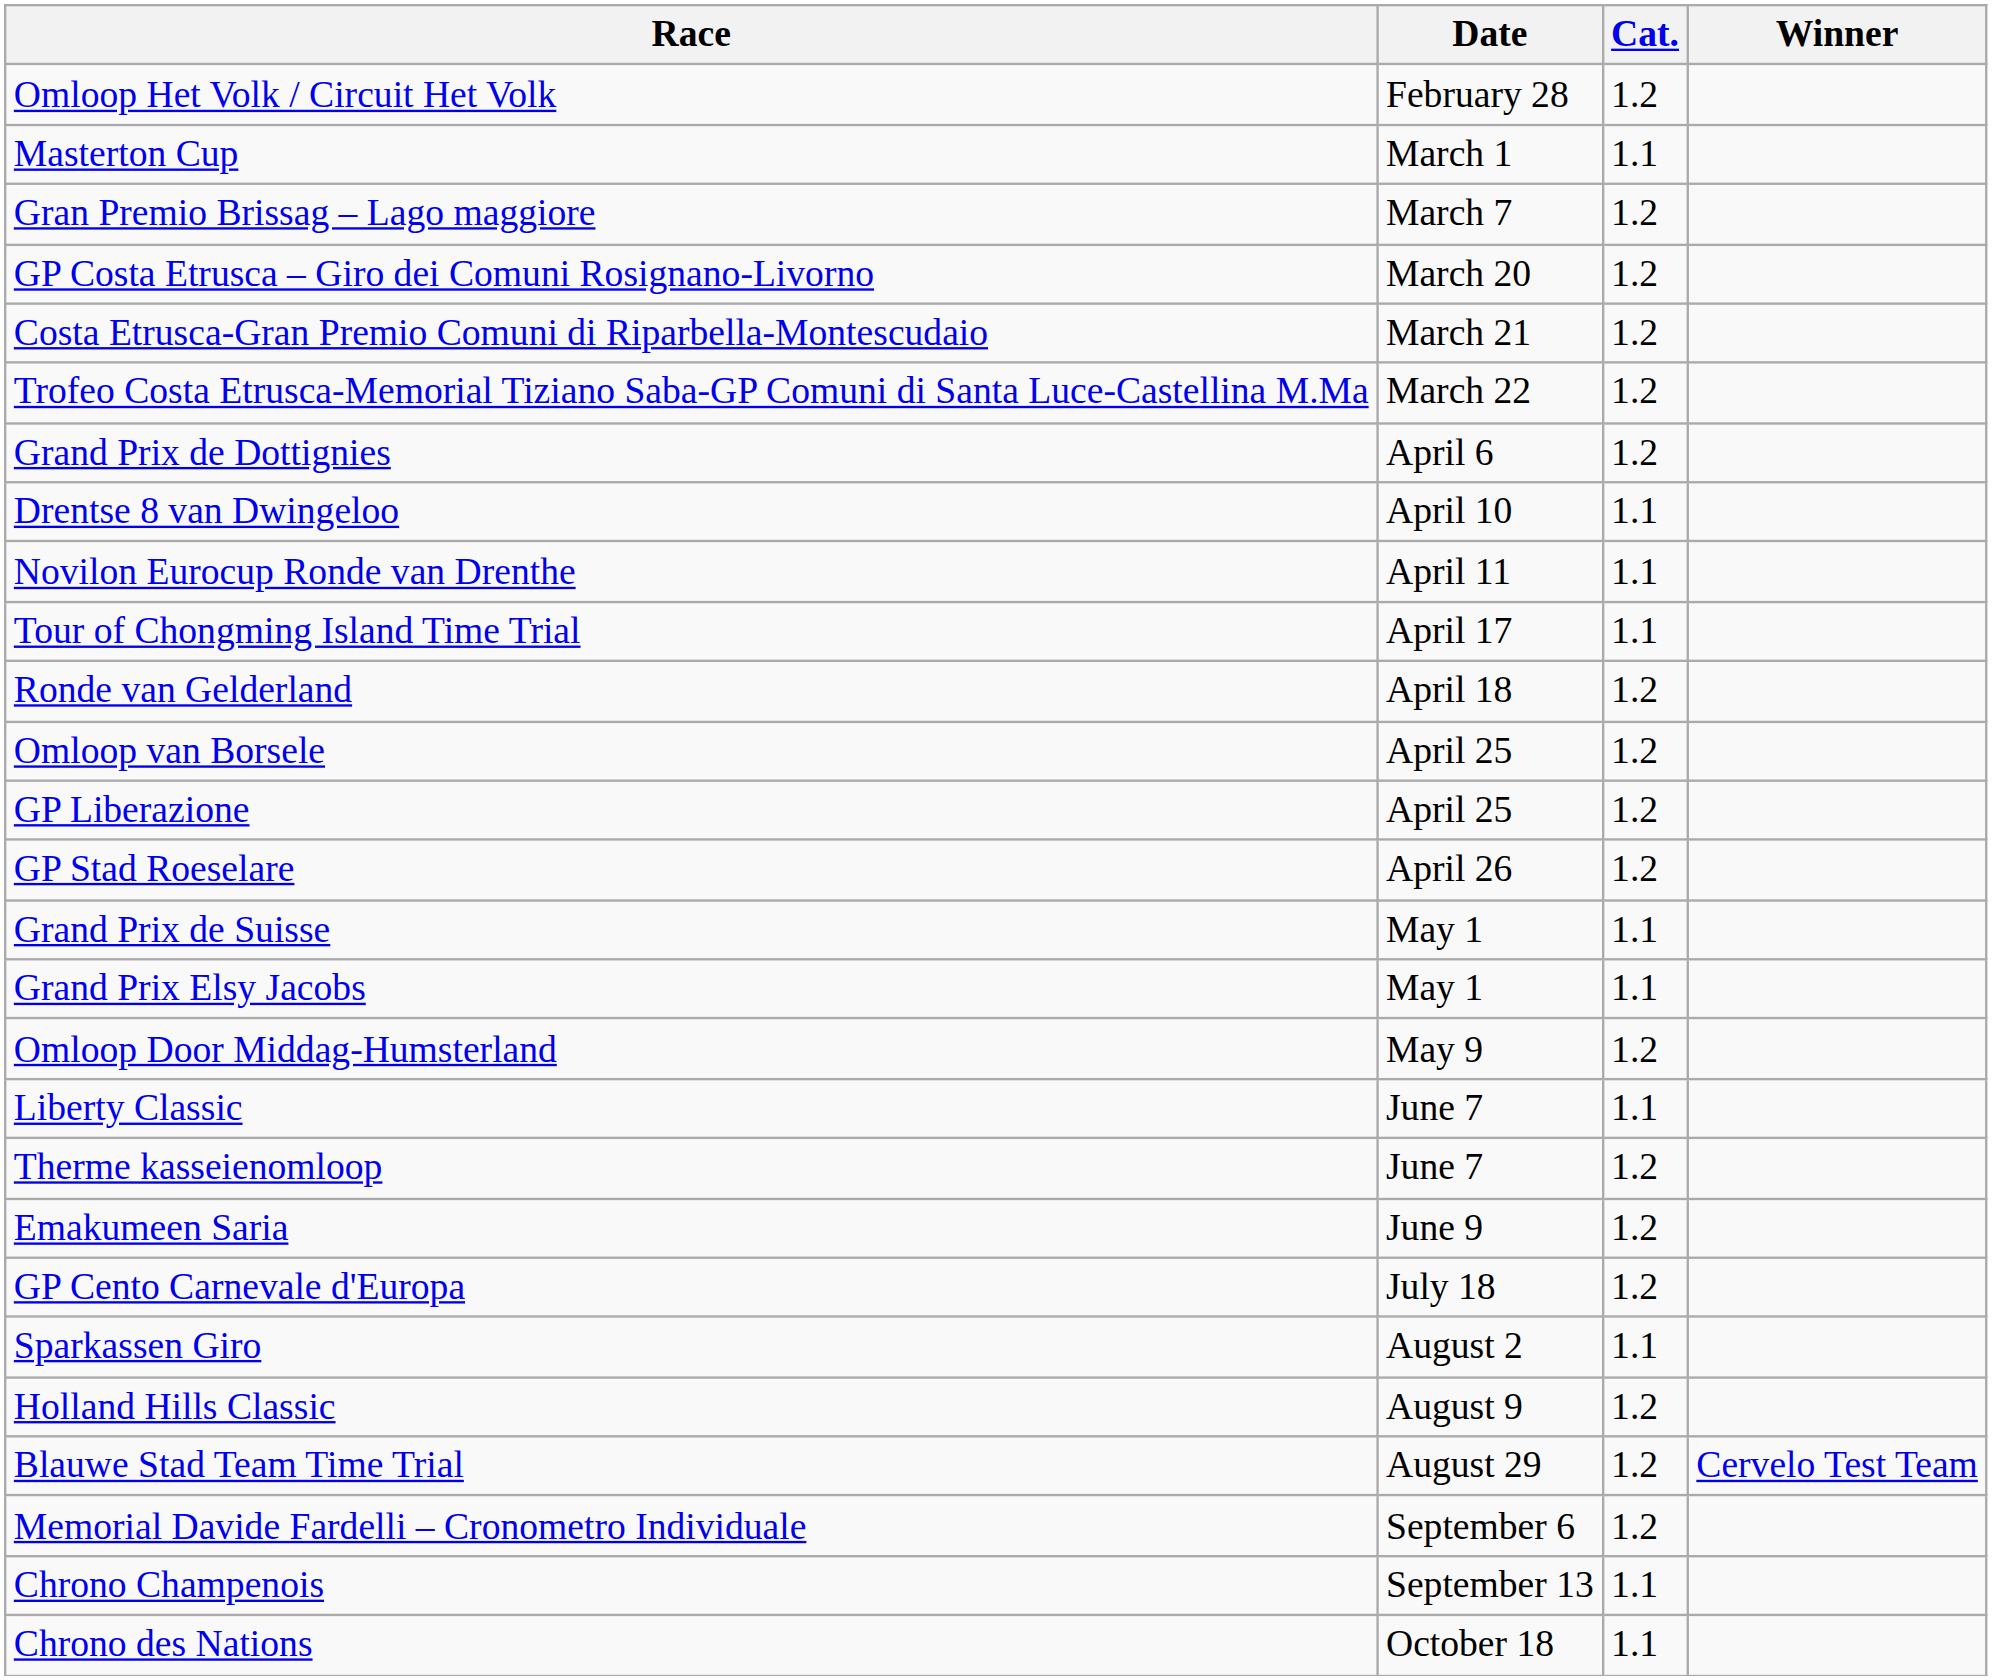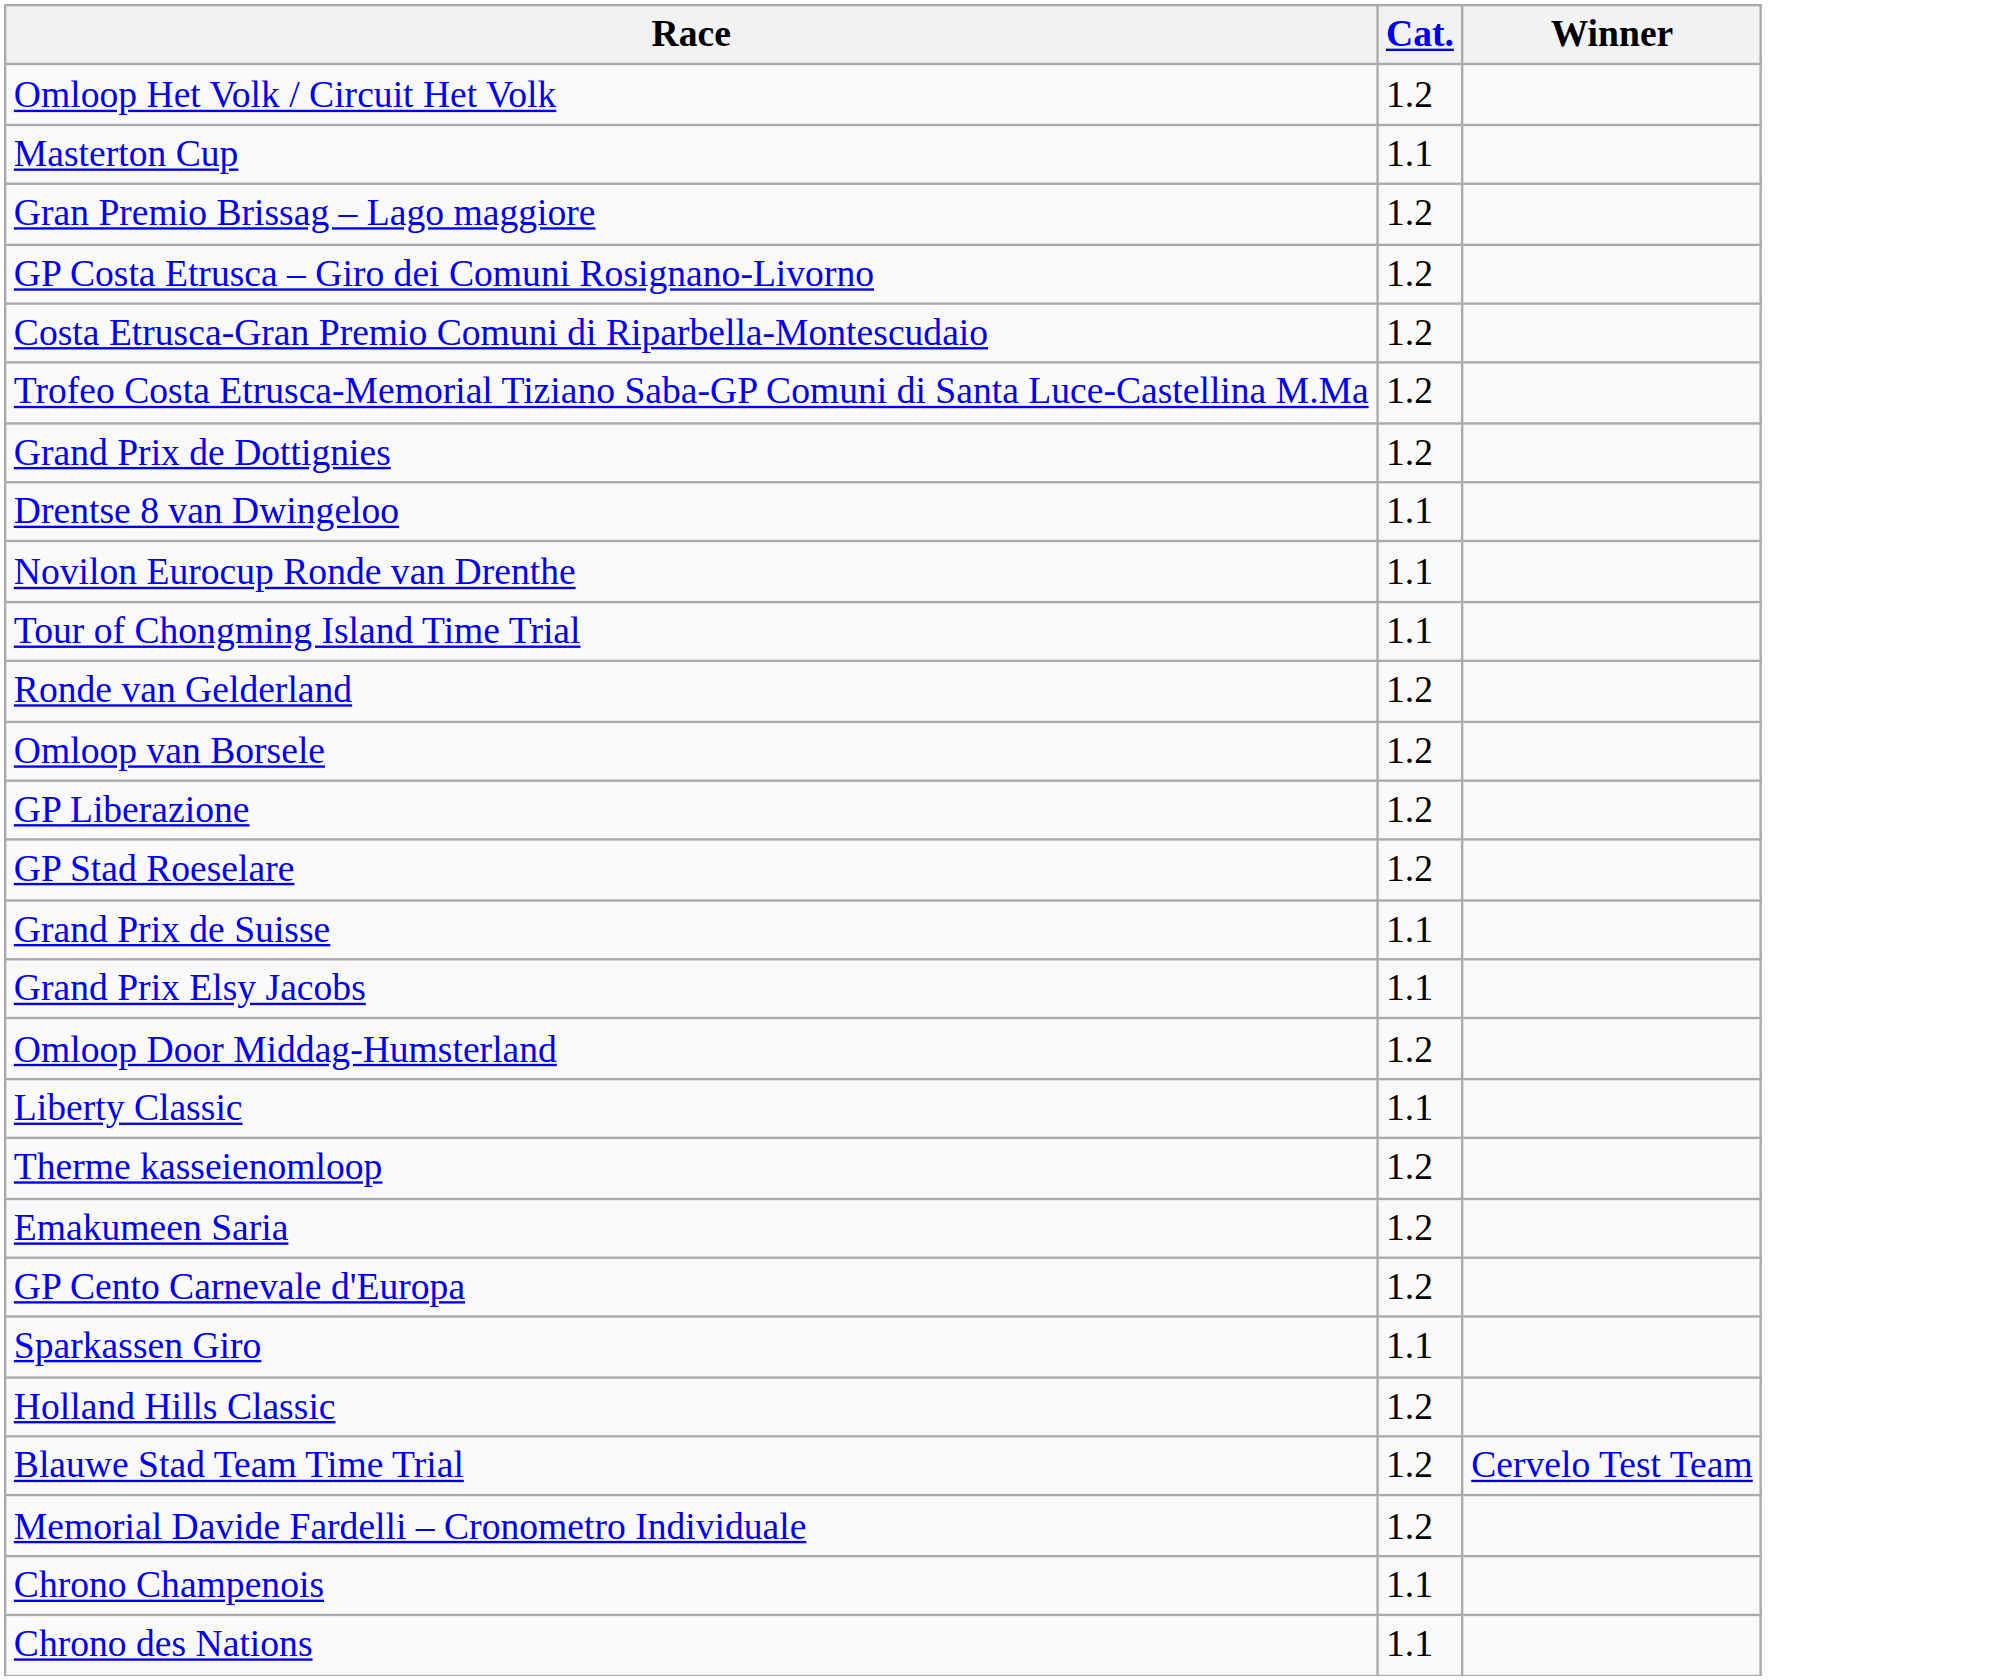- column: (1490, 34)
